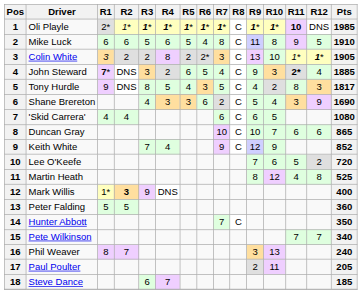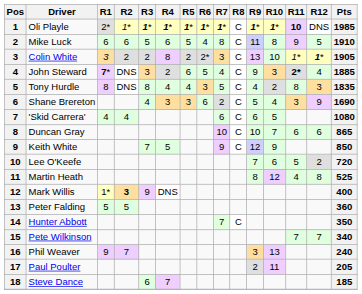(106, 86) 9 -> (106, 86) 8
(168, 86) 5 -> (168, 86) 4
(344, 86) 1817 -> (344, 86) 1835
(168, 147) 4 -> (168, 147) 5
(344, 147) 852 -> (344, 147) 850
(106, 252) 8 -> (106, 252) 9
